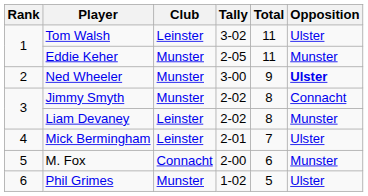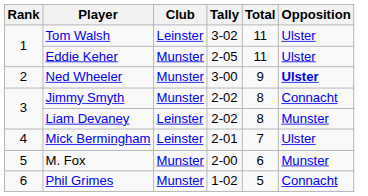(314, 56) Munster -> (299, 56) Ulster
(185, 160) Connacht -> (180, 160) Munster
(307, 181) Ulster -> (310, 181) Connacht
